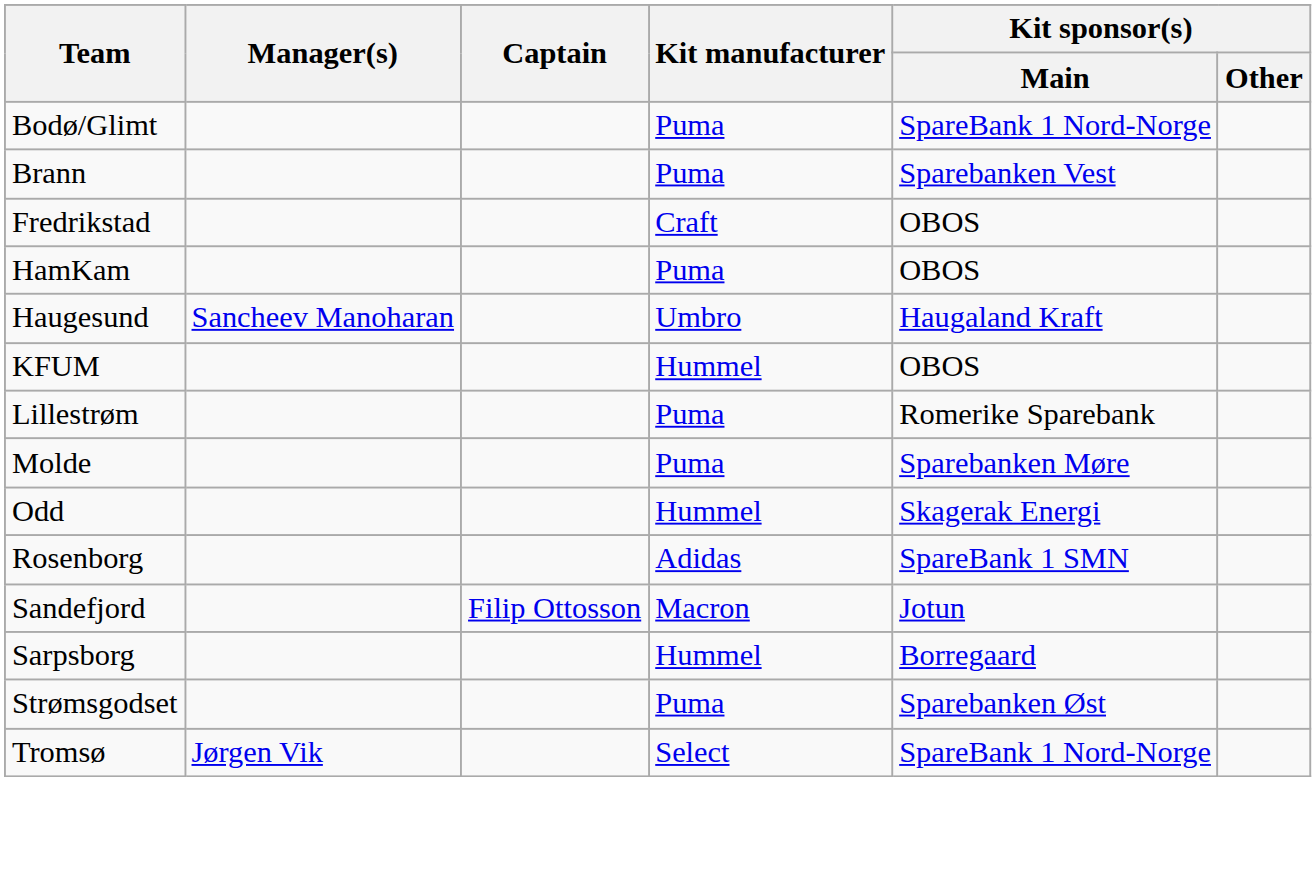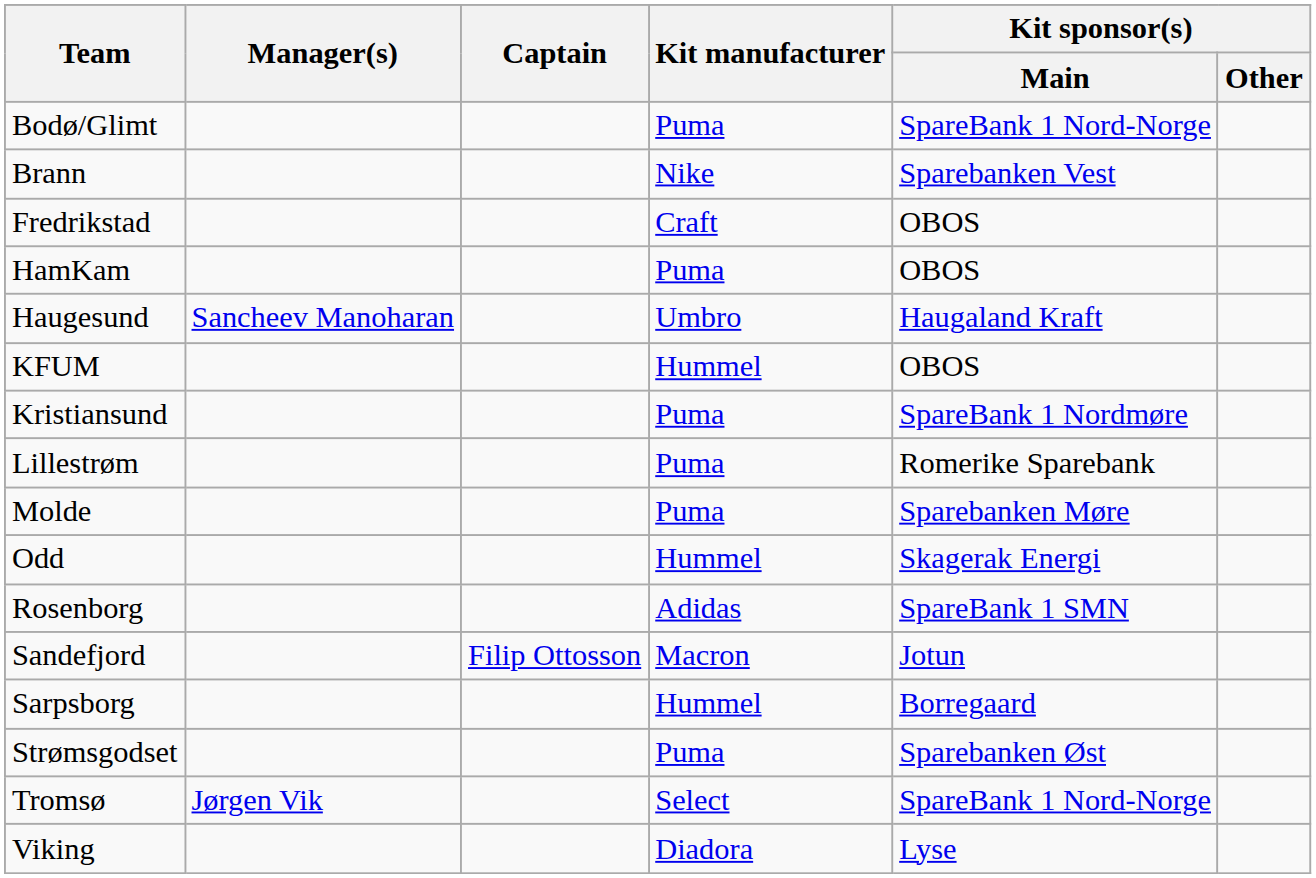(690, 173) Puma -> (685, 173) Nike
+ row: (90, 414)
+ row: (53, 848)
